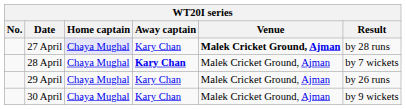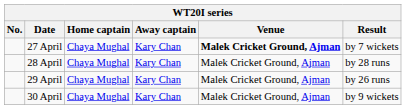(98, 46) lavender background -> (98, 46) no background
(367, 46) by 28 runs -> (372, 46) by 7 wickets
(160, 63) bold -> (158, 63) normal
(372, 63) by 7 wickets -> (367, 63) by 28 runs
